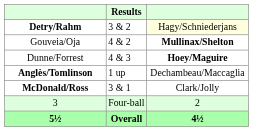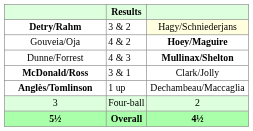(198, 42) Mullinax/Shelton -> (198, 42) Hoey/Maguire
(198, 57) Hoey/Maguire -> (198, 57) Mullinax/Shelton
rows swapped: (55, 73) <-> (55, 88)
